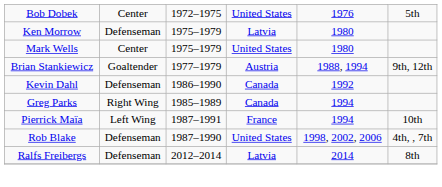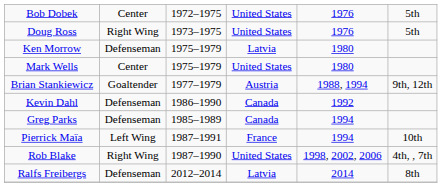+ row: (52, 31)
(133, 102) Right Wing -> (133, 119) Defenseman
(133, 137) Defenseman -> (133, 155) Right Wing
